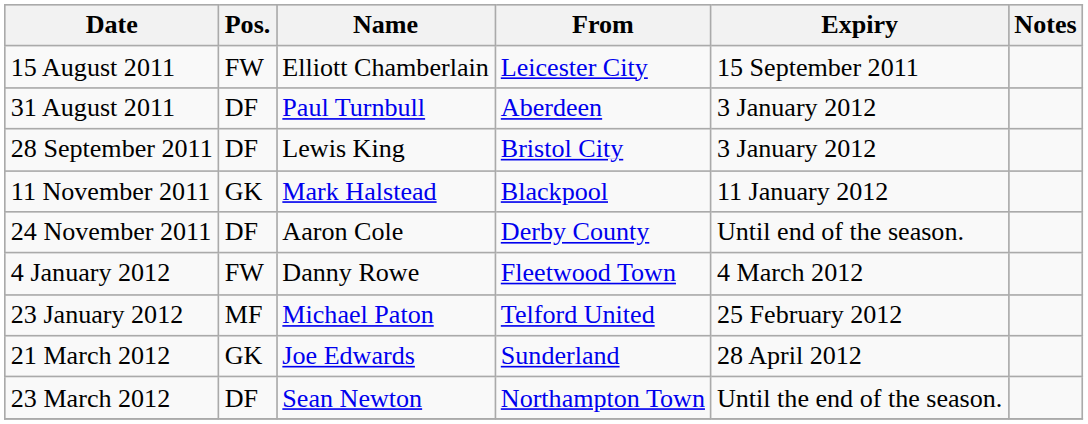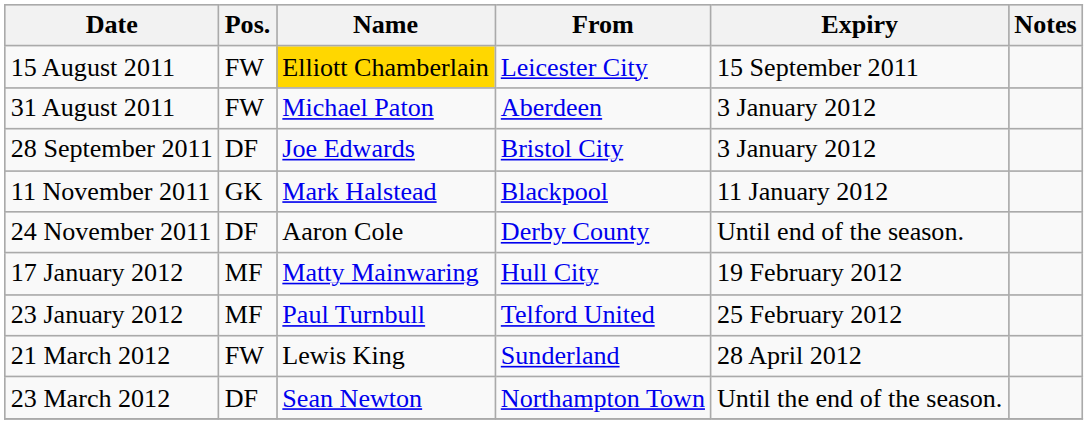(386, 66) no background -> (386, 66) gold background
(241, 107) DF -> (244, 107) FW
(354, 107) Paul Turnbull -> (358, 107) Michael Paton
(344, 149) Lewis King -> (349, 149) Joe Edwards
- row: (91, 273)
+ row: (97, 273)
(358, 314) Michael Paton -> (354, 314) Paul Turnbull
(244, 356) GK -> (244, 356) FW
(349, 356) Joe Edwards -> (344, 356) Lewis King
